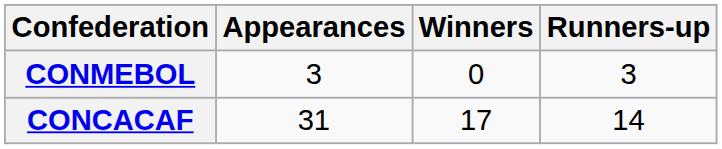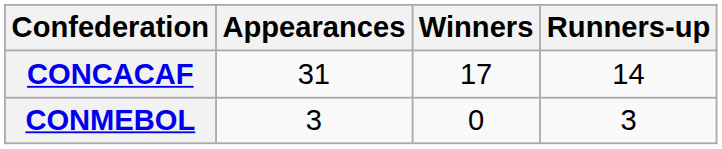rows swapped: (110, 119) <-> (110, 73)
